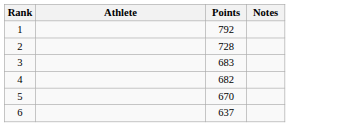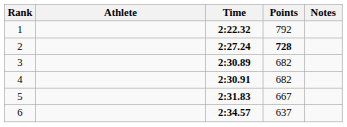+ column: (234, 12)
(226, 46) normal -> (284, 46) bold
(226, 63) 683 -> (284, 63) 682
(226, 96) 670 -> (284, 96) 667
